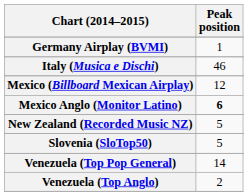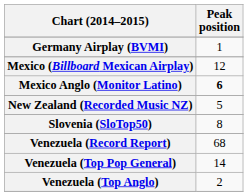- row: (100, 66)
(219, 143) 5 -> (219, 124) 8
+ row: (100, 143)
